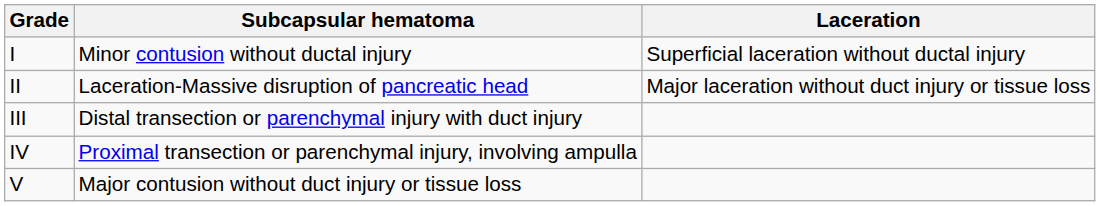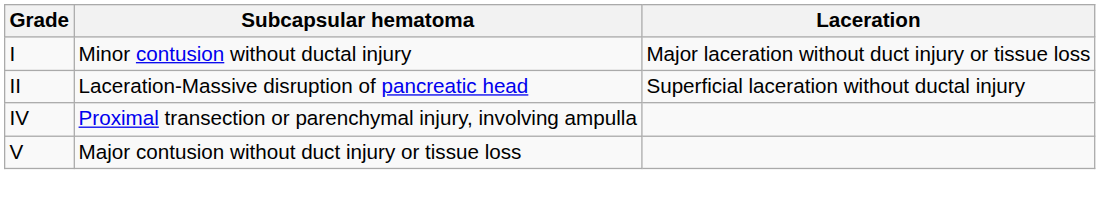(836, 53) Superficial laceration without ductal injury -> (868, 53) Major laceration without duct injury or tissue loss
(868, 86) Major laceration without duct injury or tissue loss -> (836, 86) Superficial laceration without ductal injury
- row: (18, 119)
